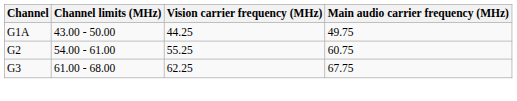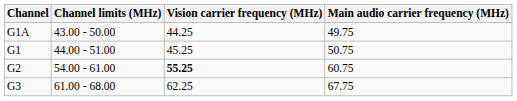+ row: (14, 50)
(180, 50) normal -> (180, 68) bold
